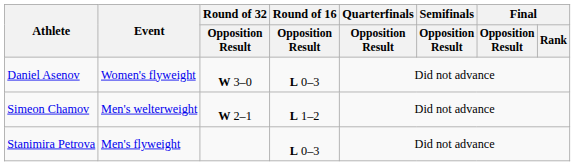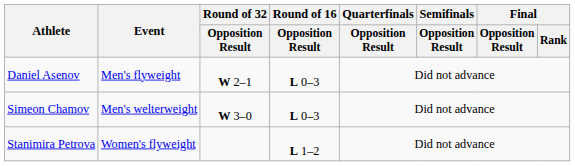(148, 75) Women's flyweight -> (141, 75) Men's flyweight
(235, 82) W 3–0 -> (235, 82) W 2–1
(235, 116) W 2–1 -> (235, 116) W 3–0
(305, 116) L 1–2 -> (305, 116) L 0–3
(141, 144) Men's flyweight -> (148, 144) Women's flyweight
(305, 151) L 0–3 -> (305, 151) L 1–2
